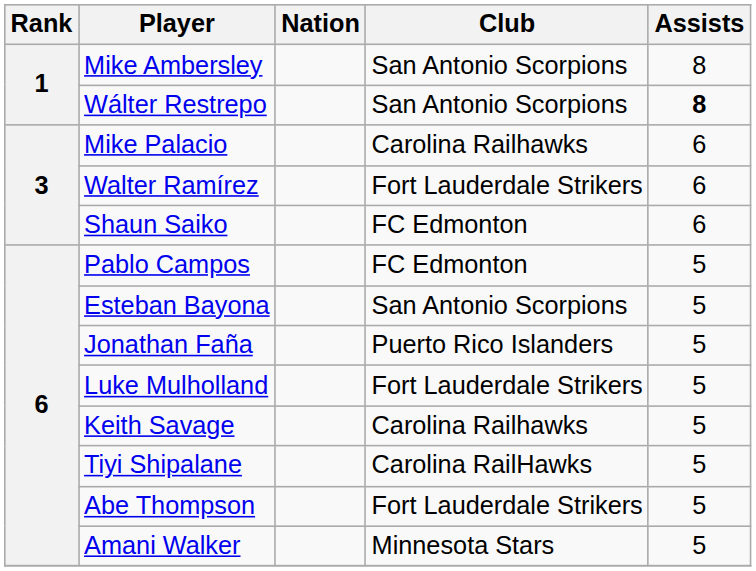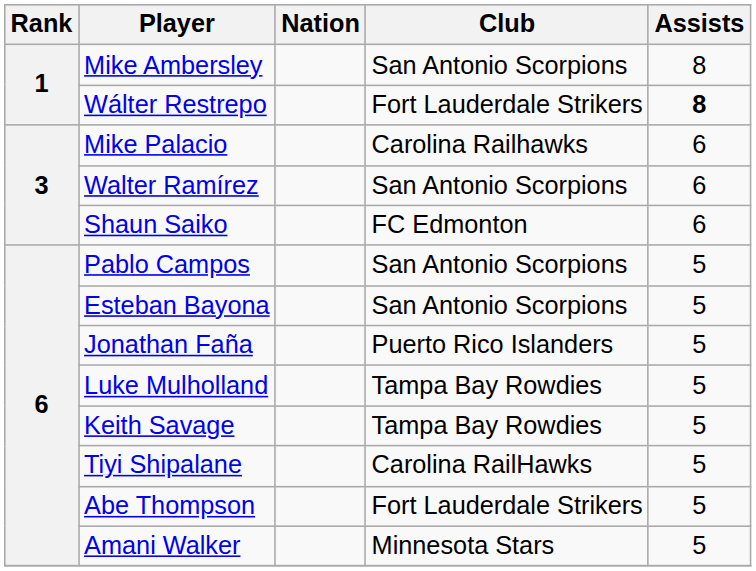(499, 104) San Antonio Scorpions -> (507, 104) Fort Lauderdale Strikers
(507, 184) Fort Lauderdale Strikers -> (499, 184) San Antonio Scorpions
(450, 265) FC Edmonton -> (499, 265) San Antonio Scorpions
(507, 385) Fort Lauderdale Strikers -> (487, 385) Tampa Bay Rowdies
(480, 425) Carolina Railhawks -> (487, 425) Tampa Bay Rowdies
